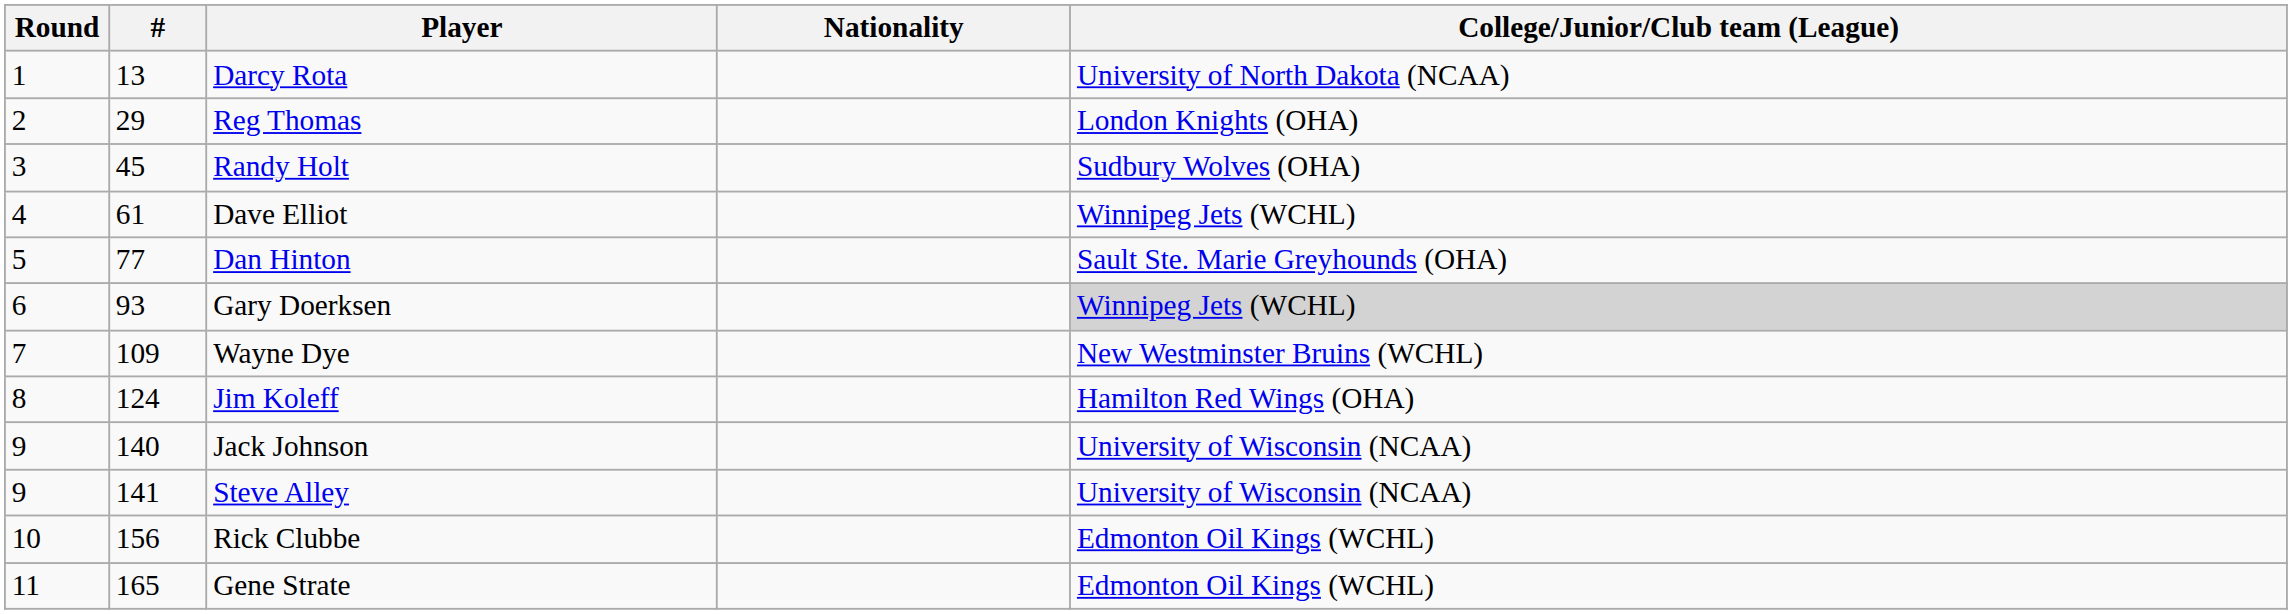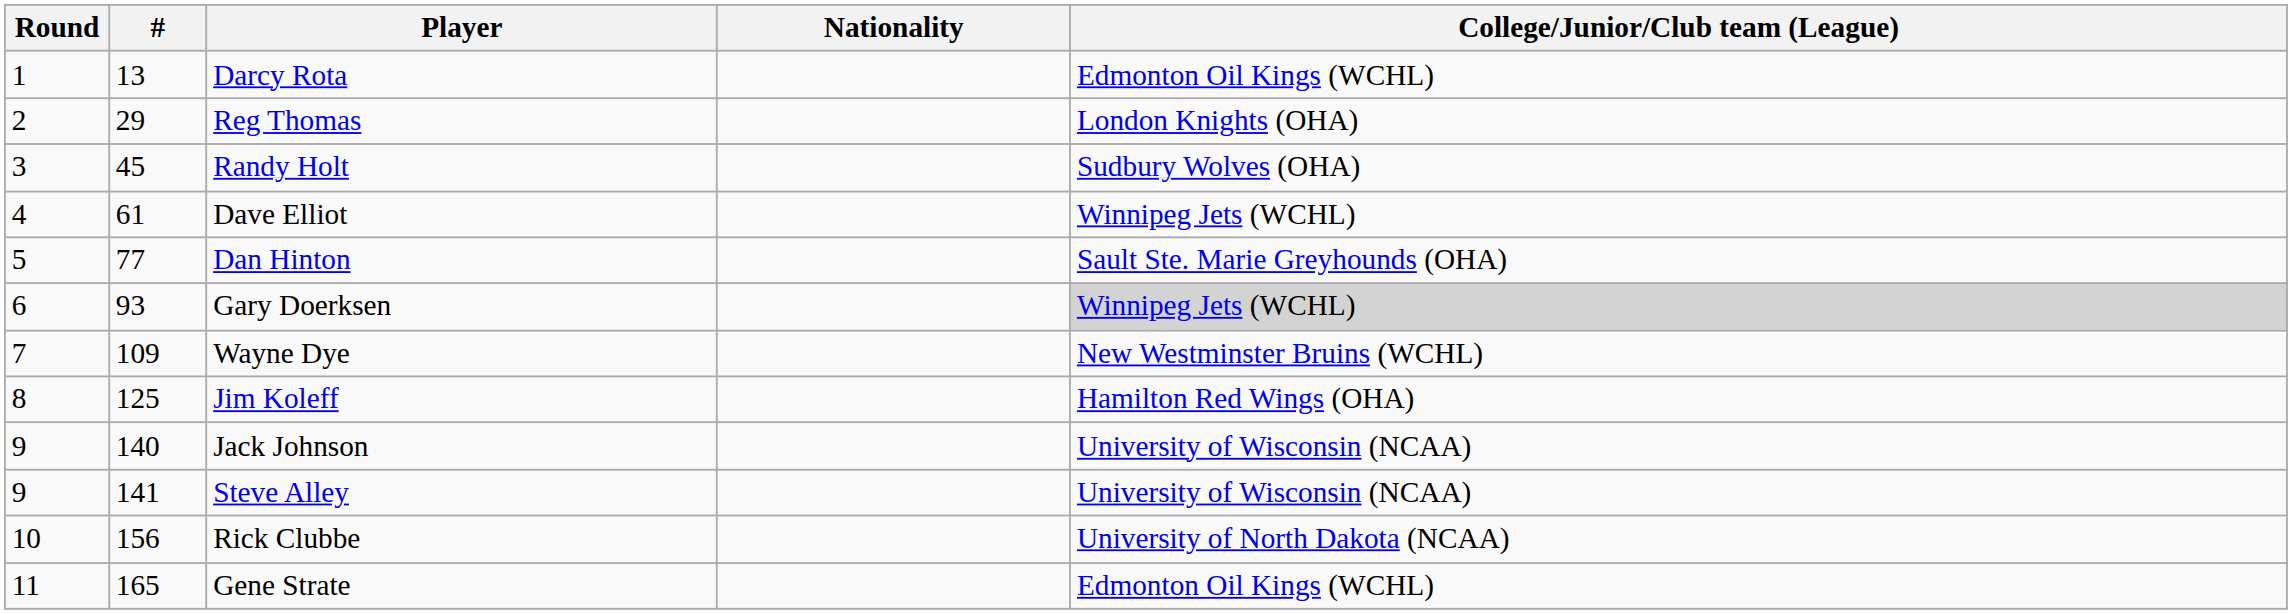(1293, 74) University of North Dakota (NCAA) -> (1255, 74) Edmonton Oil Kings (WCHL)
(138, 399) 124 -> (138, 399) 125
(1255, 538) Edmonton Oil Kings (WCHL) -> (1293, 538) University of North Dakota (NCAA)
